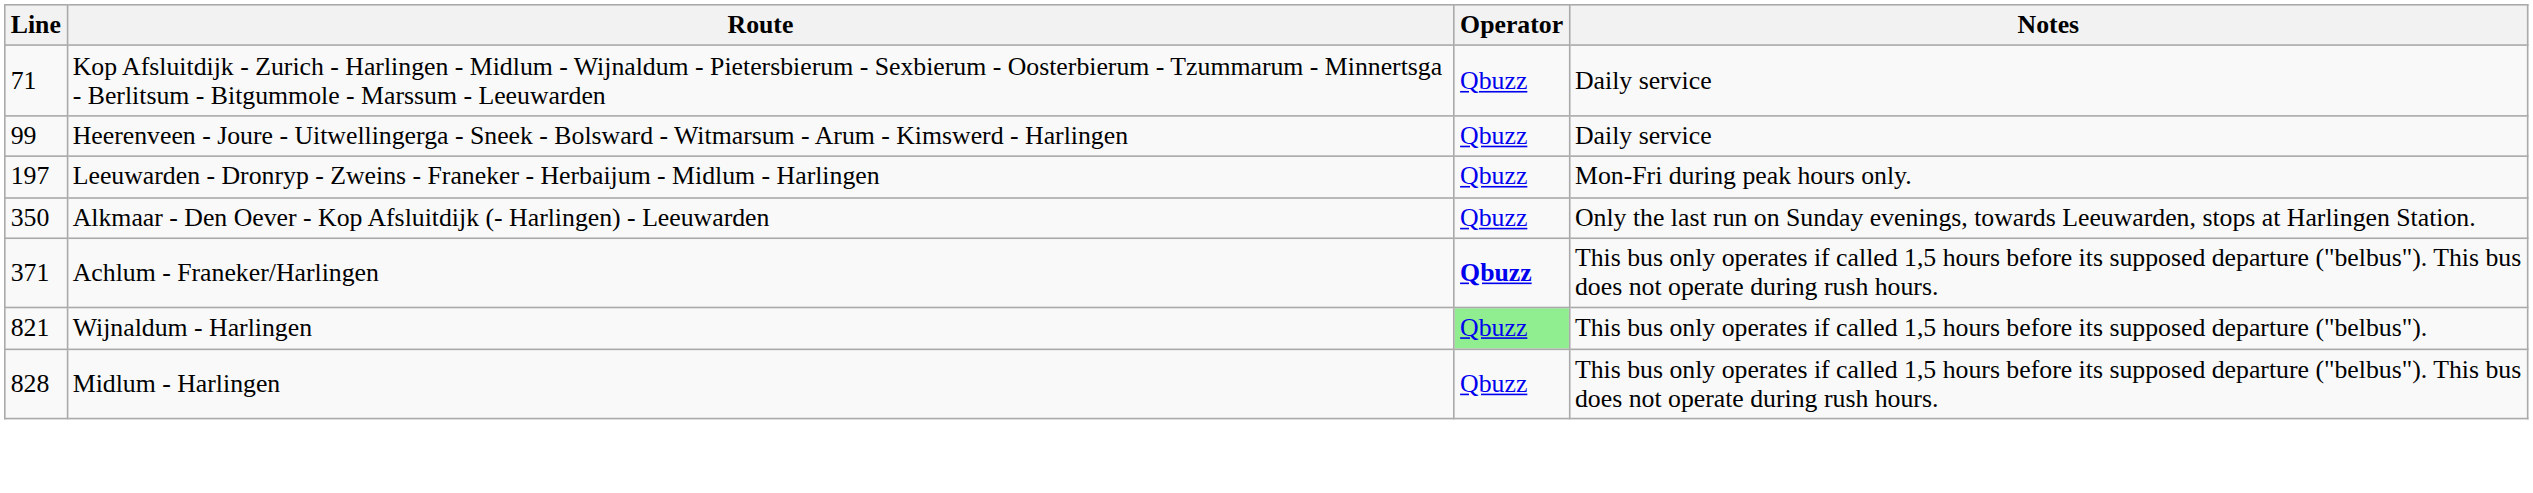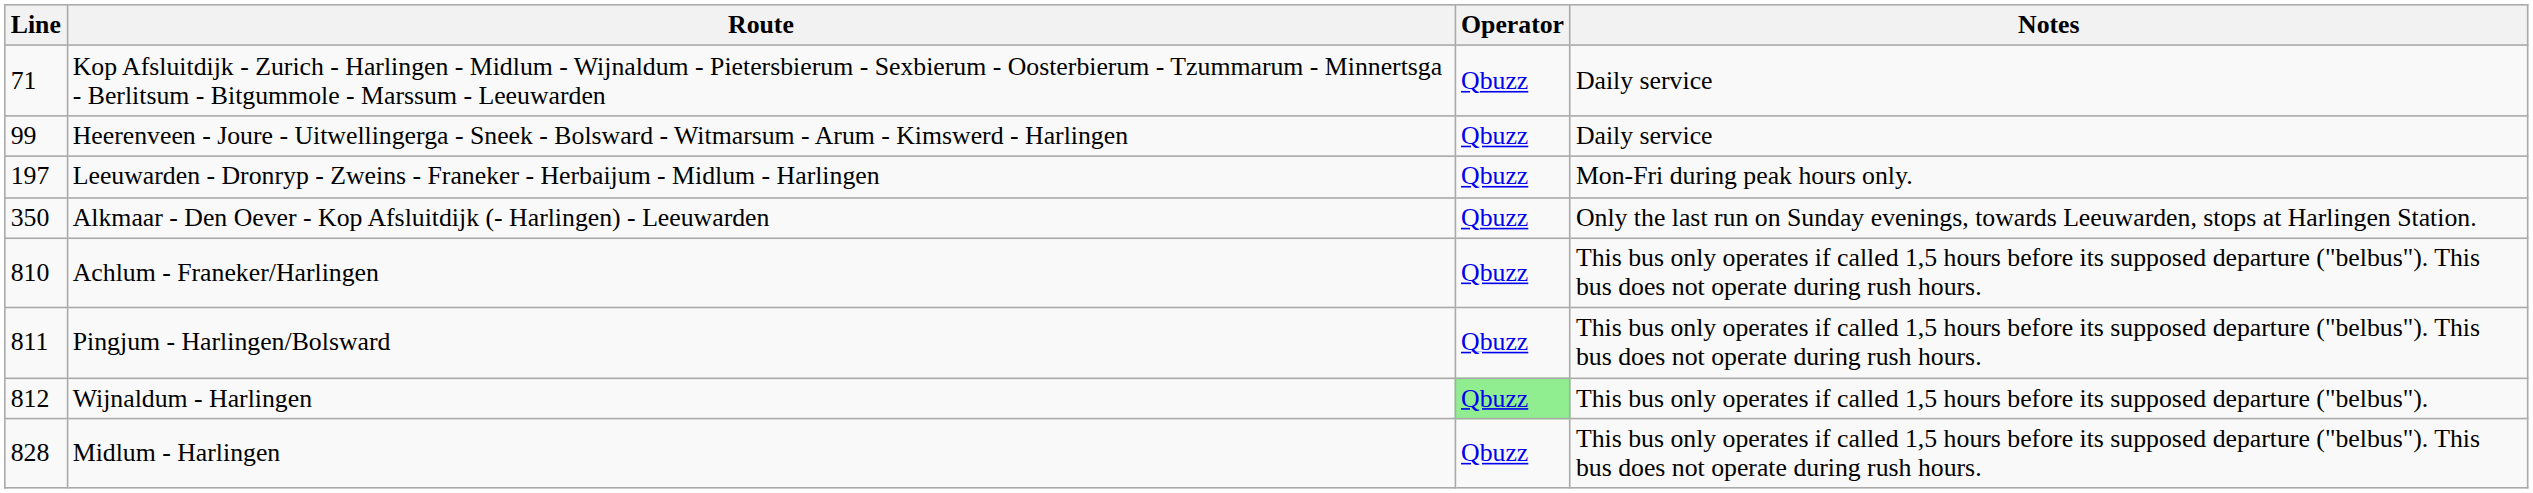(30, 272) 371 -> (30, 272) 810
(1496, 272) bold -> (1495, 272) normal
+ row: (232, 342)
(30, 328) 821 -> (30, 397) 812
